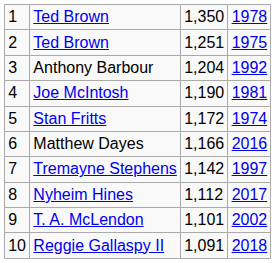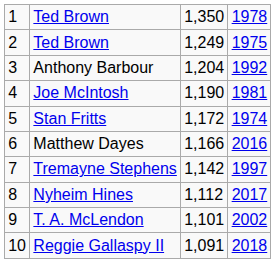(204, 42) 1,251 -> (204, 42) 1,249
